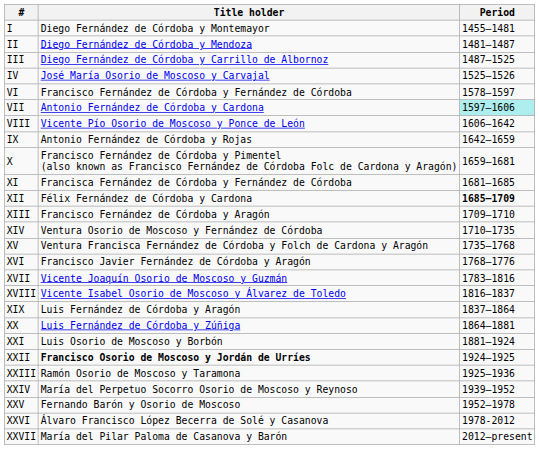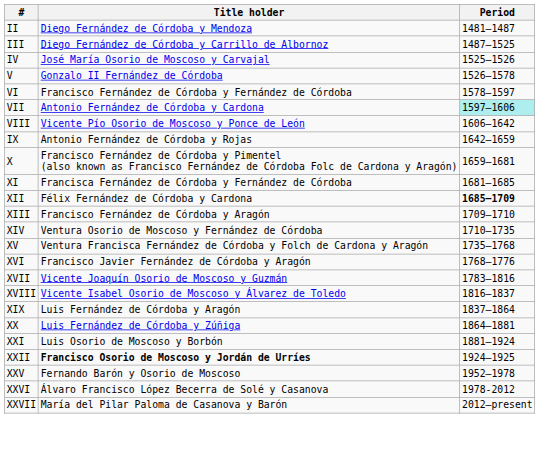- row: (10, 28)
+ row: (10, 76)
- row: (21, 373)
- row: (18, 389)
